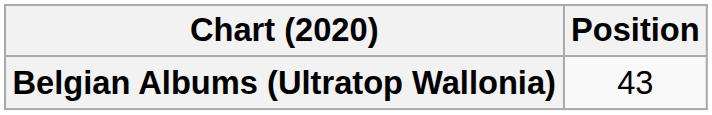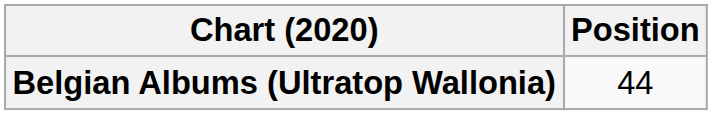(635, 82) 43 -> (635, 82) 44
